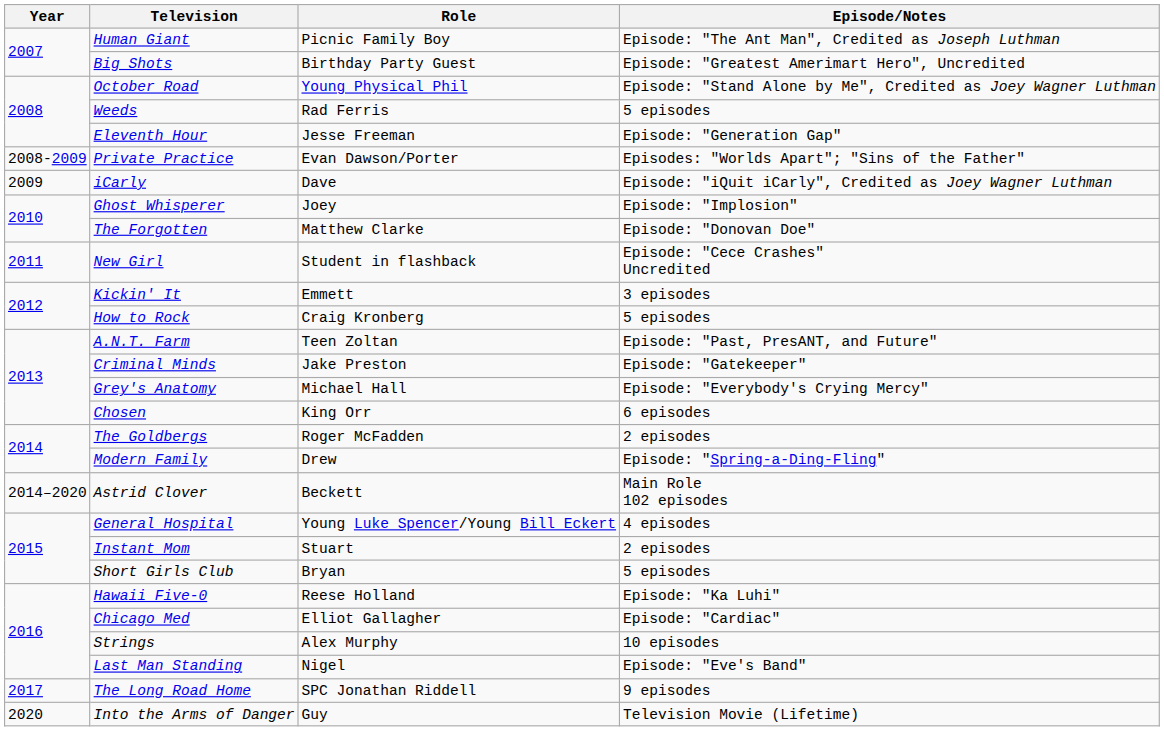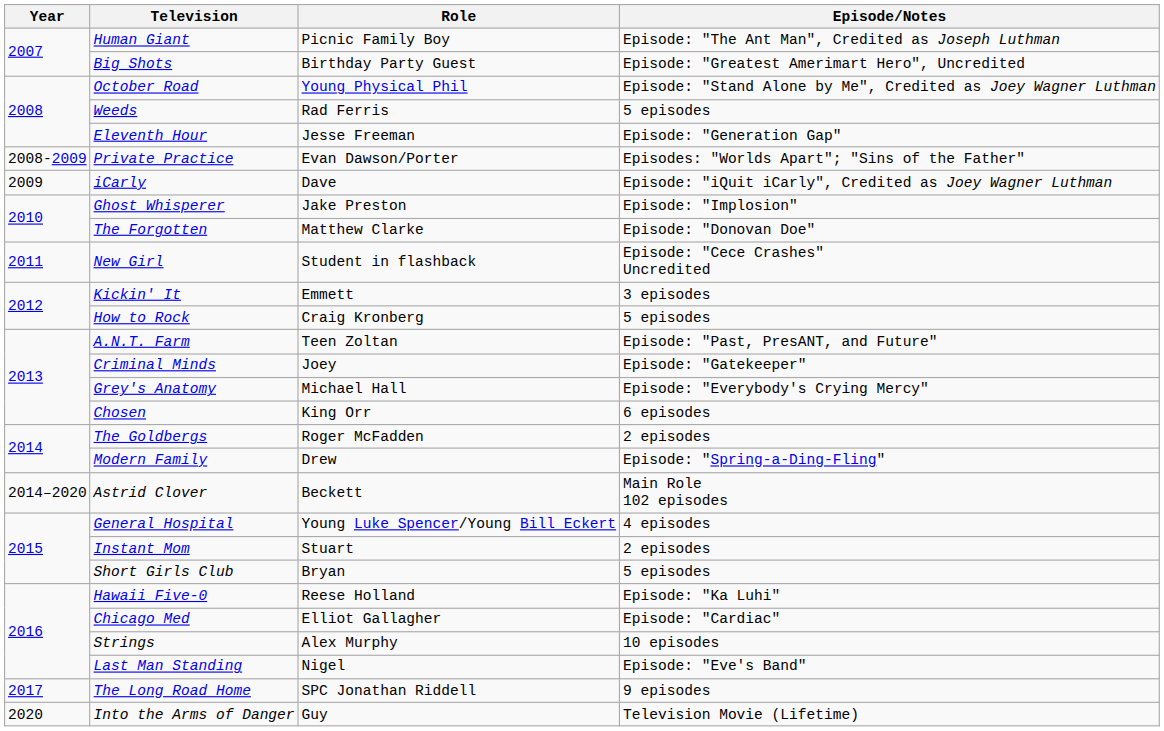(319, 206) Joey -> (354, 206) Jake Preston
(354, 365) Jake Preston -> (319, 365) Joey
